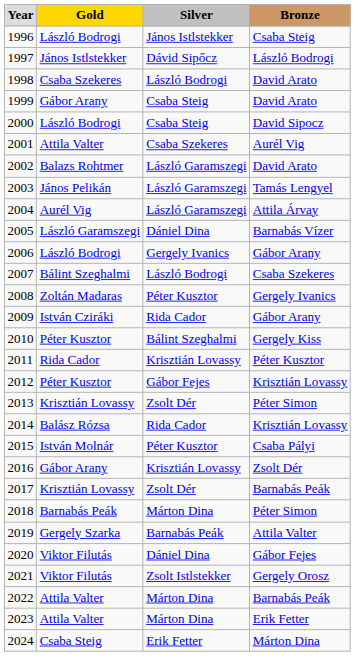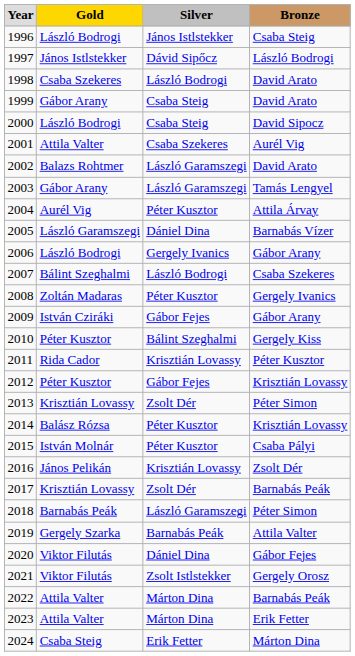(75, 187) János Pelikán -> (74, 187) Gábor Arany
(196, 209) László Garamszegi -> (182, 209) Péter Kusztor
(176, 317) Rida Cador -> (178, 317) Gábor Fejes
(176, 424) Rida Cador -> (182, 424) Péter Kusztor
(74, 468) Gábor Arany -> (75, 468) János Pelikán
(180, 511) Márton Dina -> (196, 511) László Garamszegi
